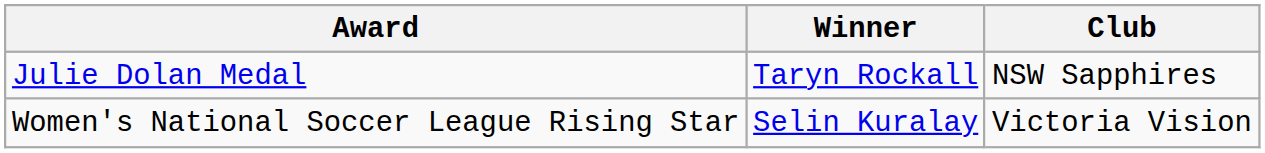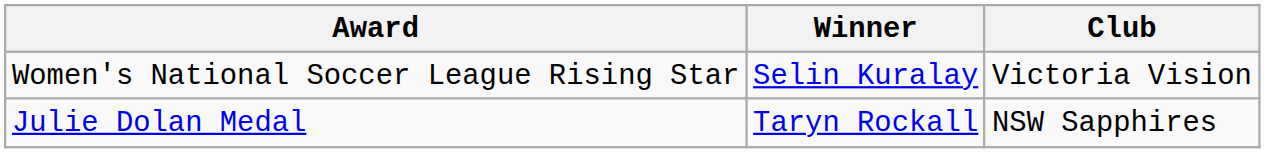rows swapped: (159, 76) <-> (376, 123)
